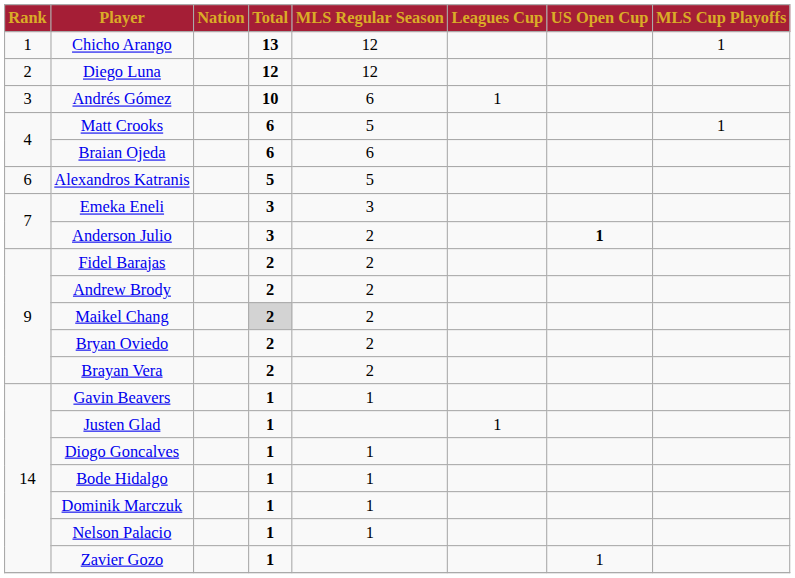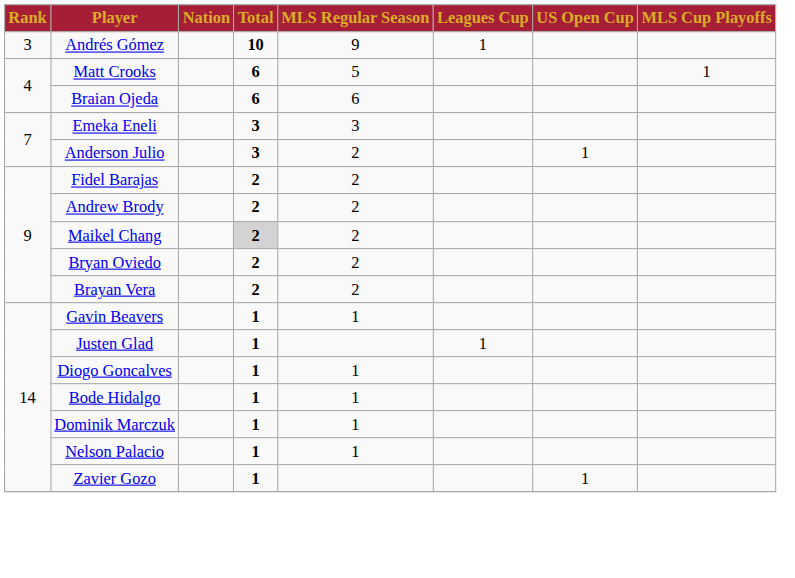- row: (122, 45)
- row: (122, 72)
(370, 99) 6 -> (355, 45) 9
- row: (122, 180)
(600, 234) bold -> (585, 153) normal
